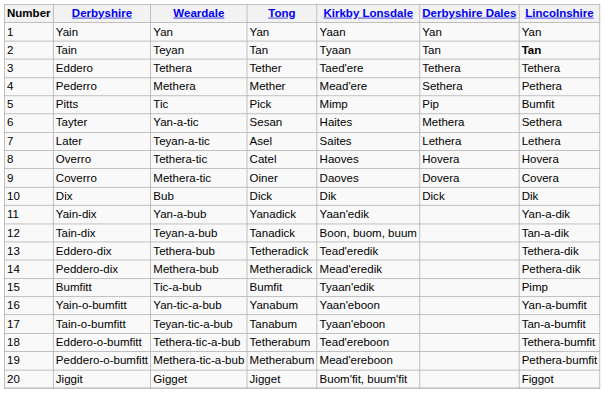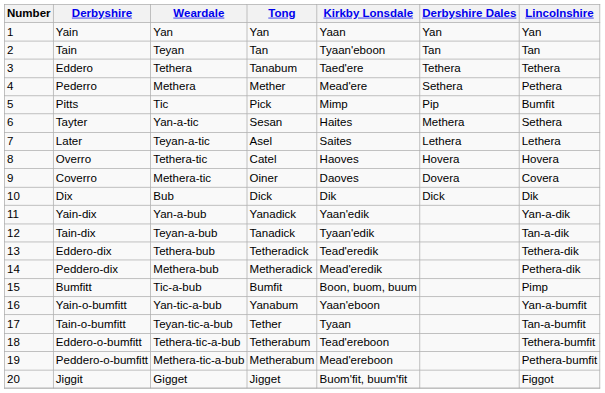(335, 50) Tyaan -> (352, 50) Tyaan'eboon
(531, 50) bold -> (531, 50) normal
(266, 68) Tether -> (273, 68) Tanabum
(368, 232) Boon, buom, buum -> (347, 232) Tyaan'edik
(347, 287) Tyaan'edik -> (368, 287) Boon, buom, buum
(273, 324) Tanabum -> (266, 324) Tether
(352, 324) Tyaan'eboon -> (335, 324) Tyaan
